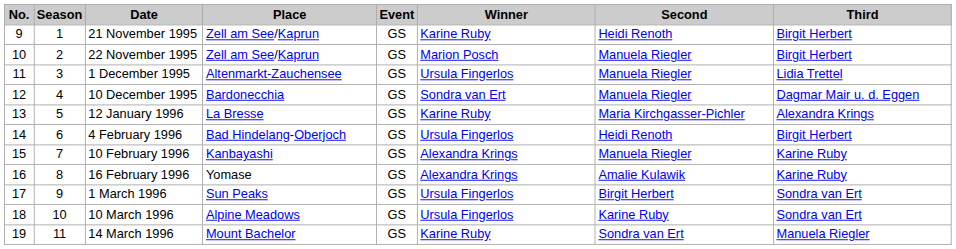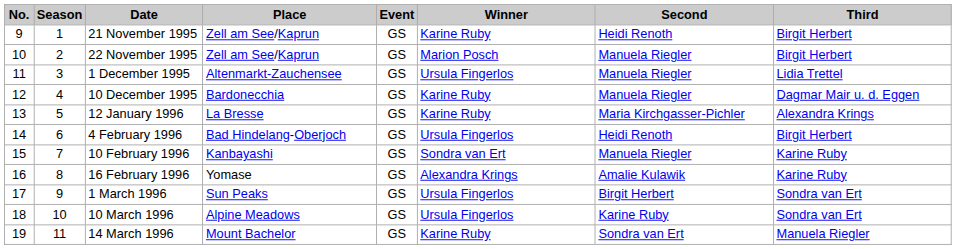(463, 94) Sondra van Ert -> (455, 94) Karine Ruby
(469, 154) Alexandra Krings -> (463, 154) Sondra van Ert
